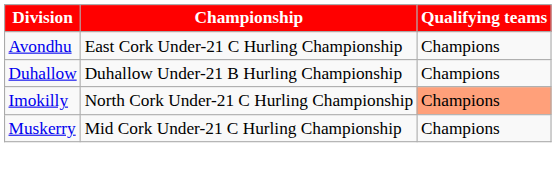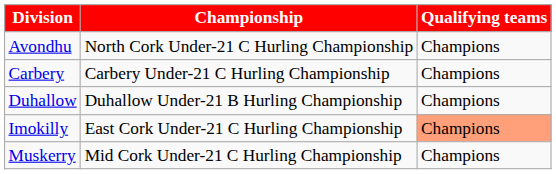(244, 45) East Cork Under-21 C Hurling Championship -> (249, 45) North Cork Under-21 C Hurling Championship
+ row: (36, 73)
(249, 100) North Cork Under-21 C Hurling Championship -> (244, 127) East Cork Under-21 C Hurling Championship
